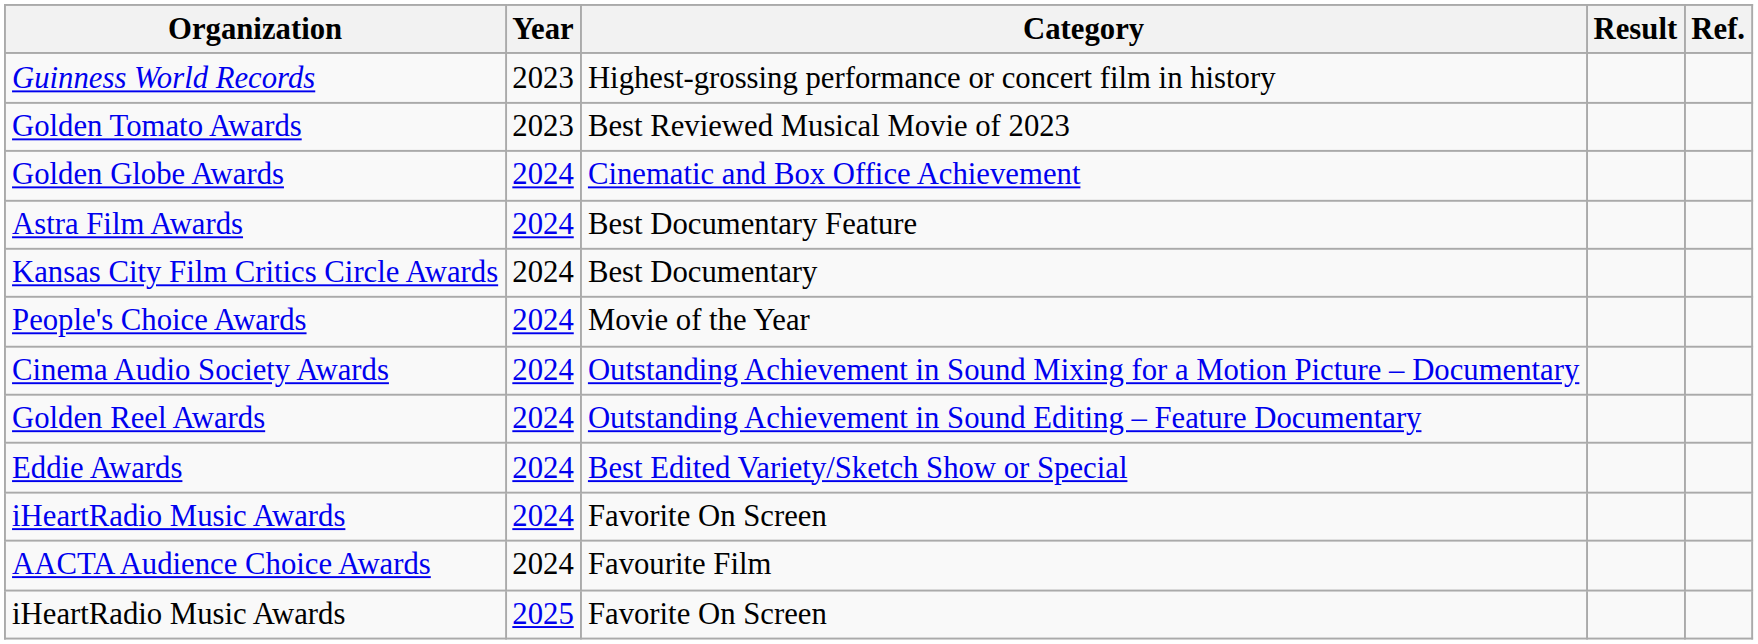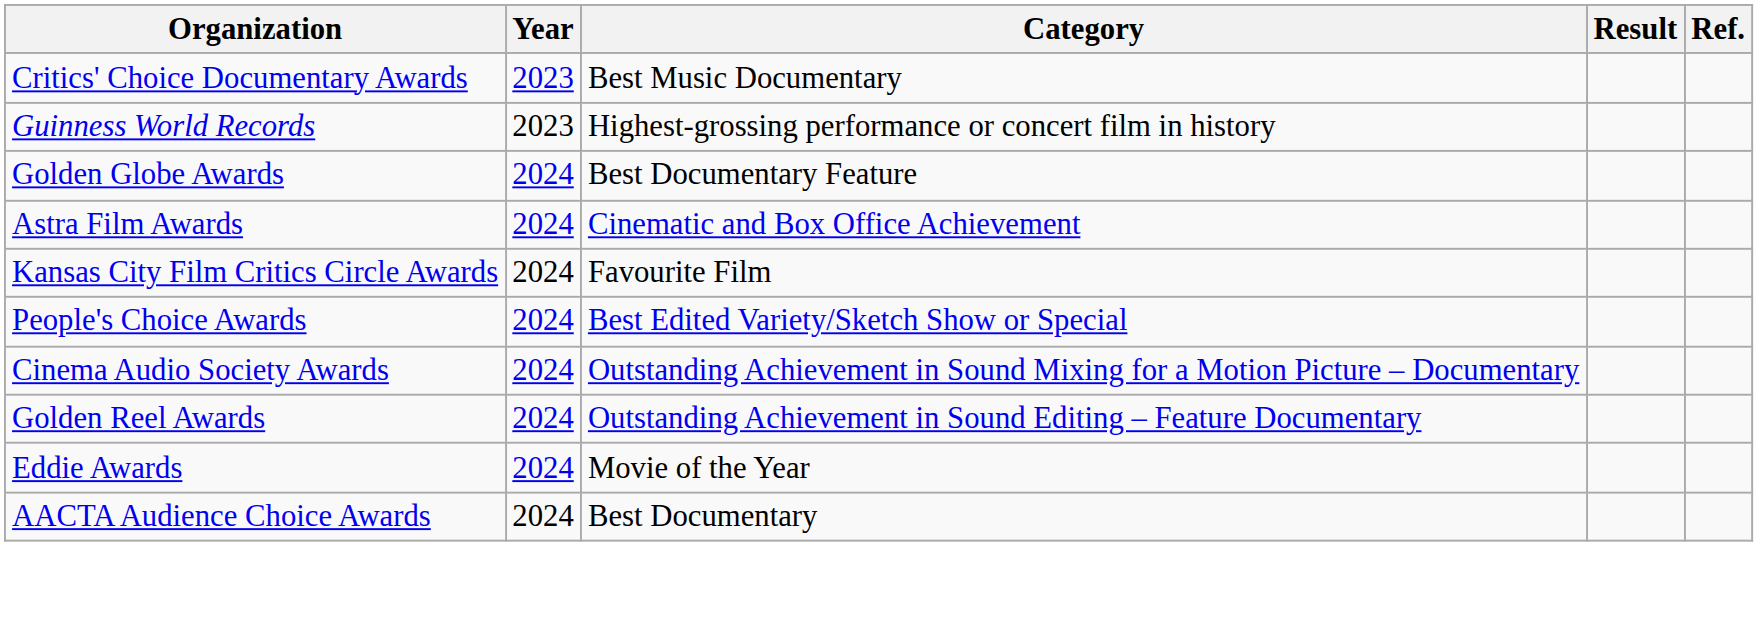+ row: (240, 77)
- row: (157, 126)
(834, 175) Cinematic and Box Office Achievement -> (753, 175) Best Documentary Feature
(753, 223) Best Documentary Feature -> (834, 223) Cinematic and Box Office Achievement
(703, 272) Best Documentary -> (680, 272) Favourite Film
(699, 321) Movie of the Year -> (858, 321) Best Edited Variety/Sketch Show or Special
(858, 467) Best Edited Variety/Sketch Show or Special -> (699, 467) Movie of the Year
- row: (179, 516)
(680, 564) Favourite Film -> (703, 516) Best Documentary
- row: (179, 613)
